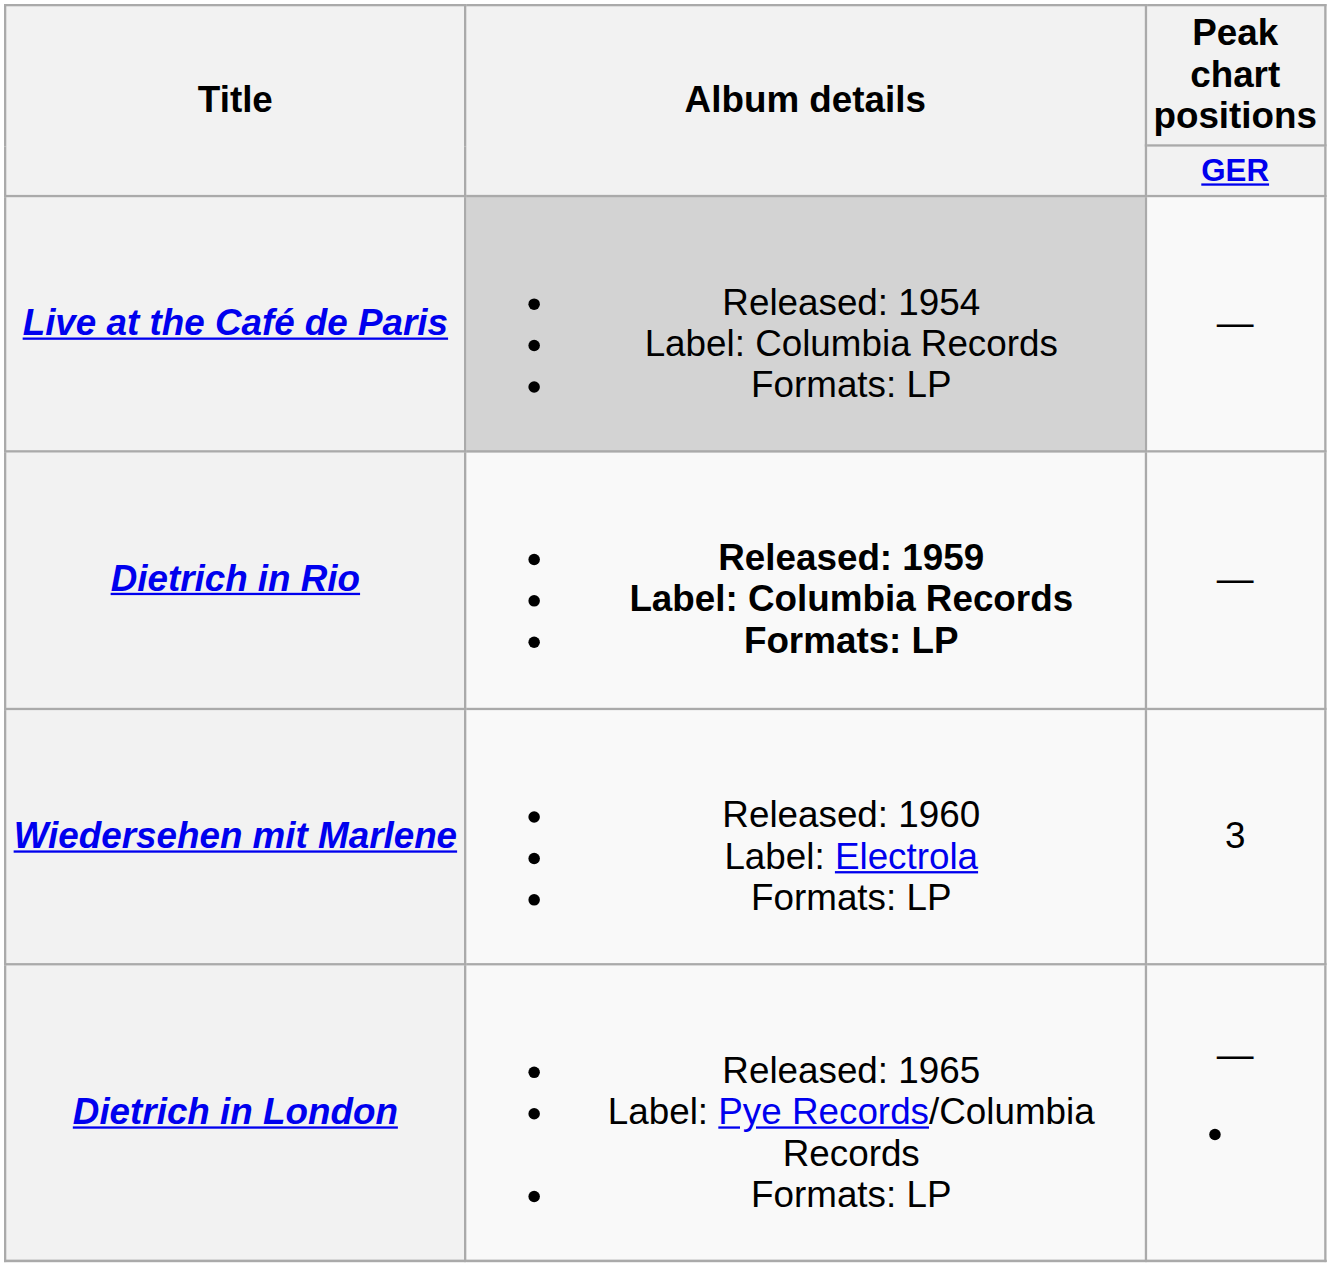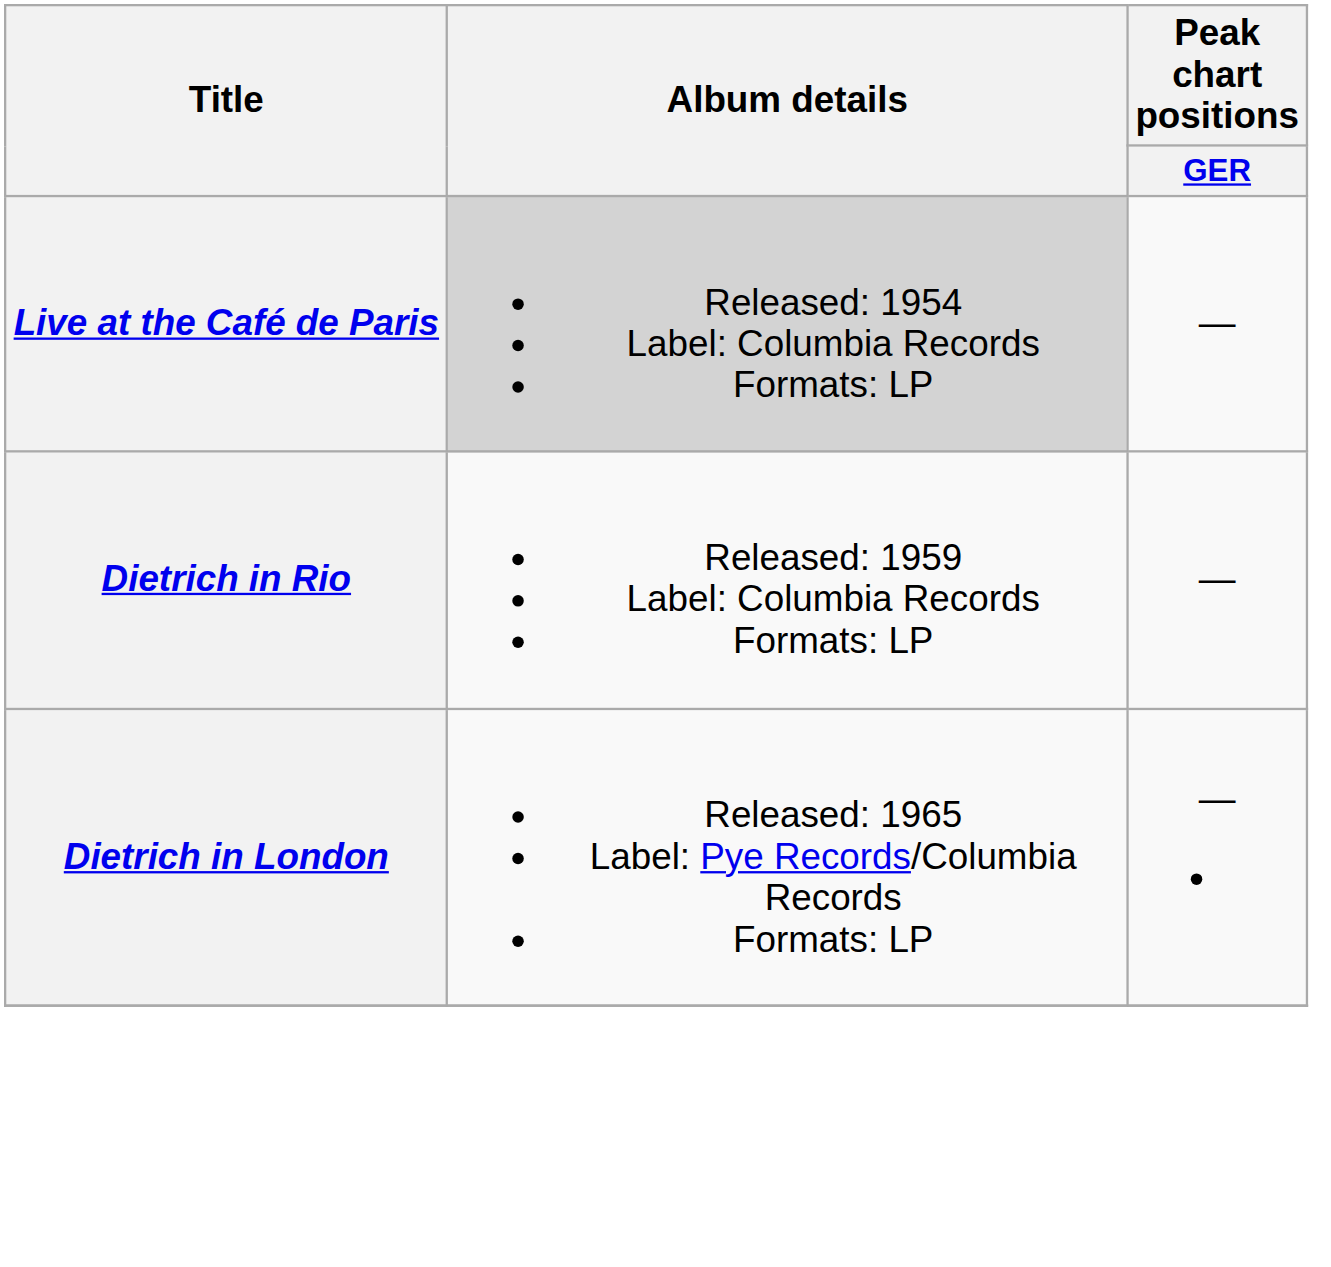(805, 601) bold -> (787, 601) normal
- row: (235, 835)
